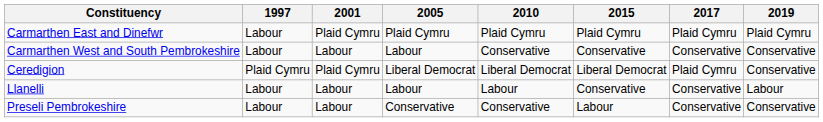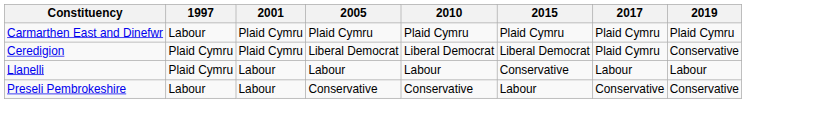- row: (123, 51)
(264, 88) Labour -> (201, 70) Plaid Cymru
(707, 88) Conservative -> (614, 70) Labour
